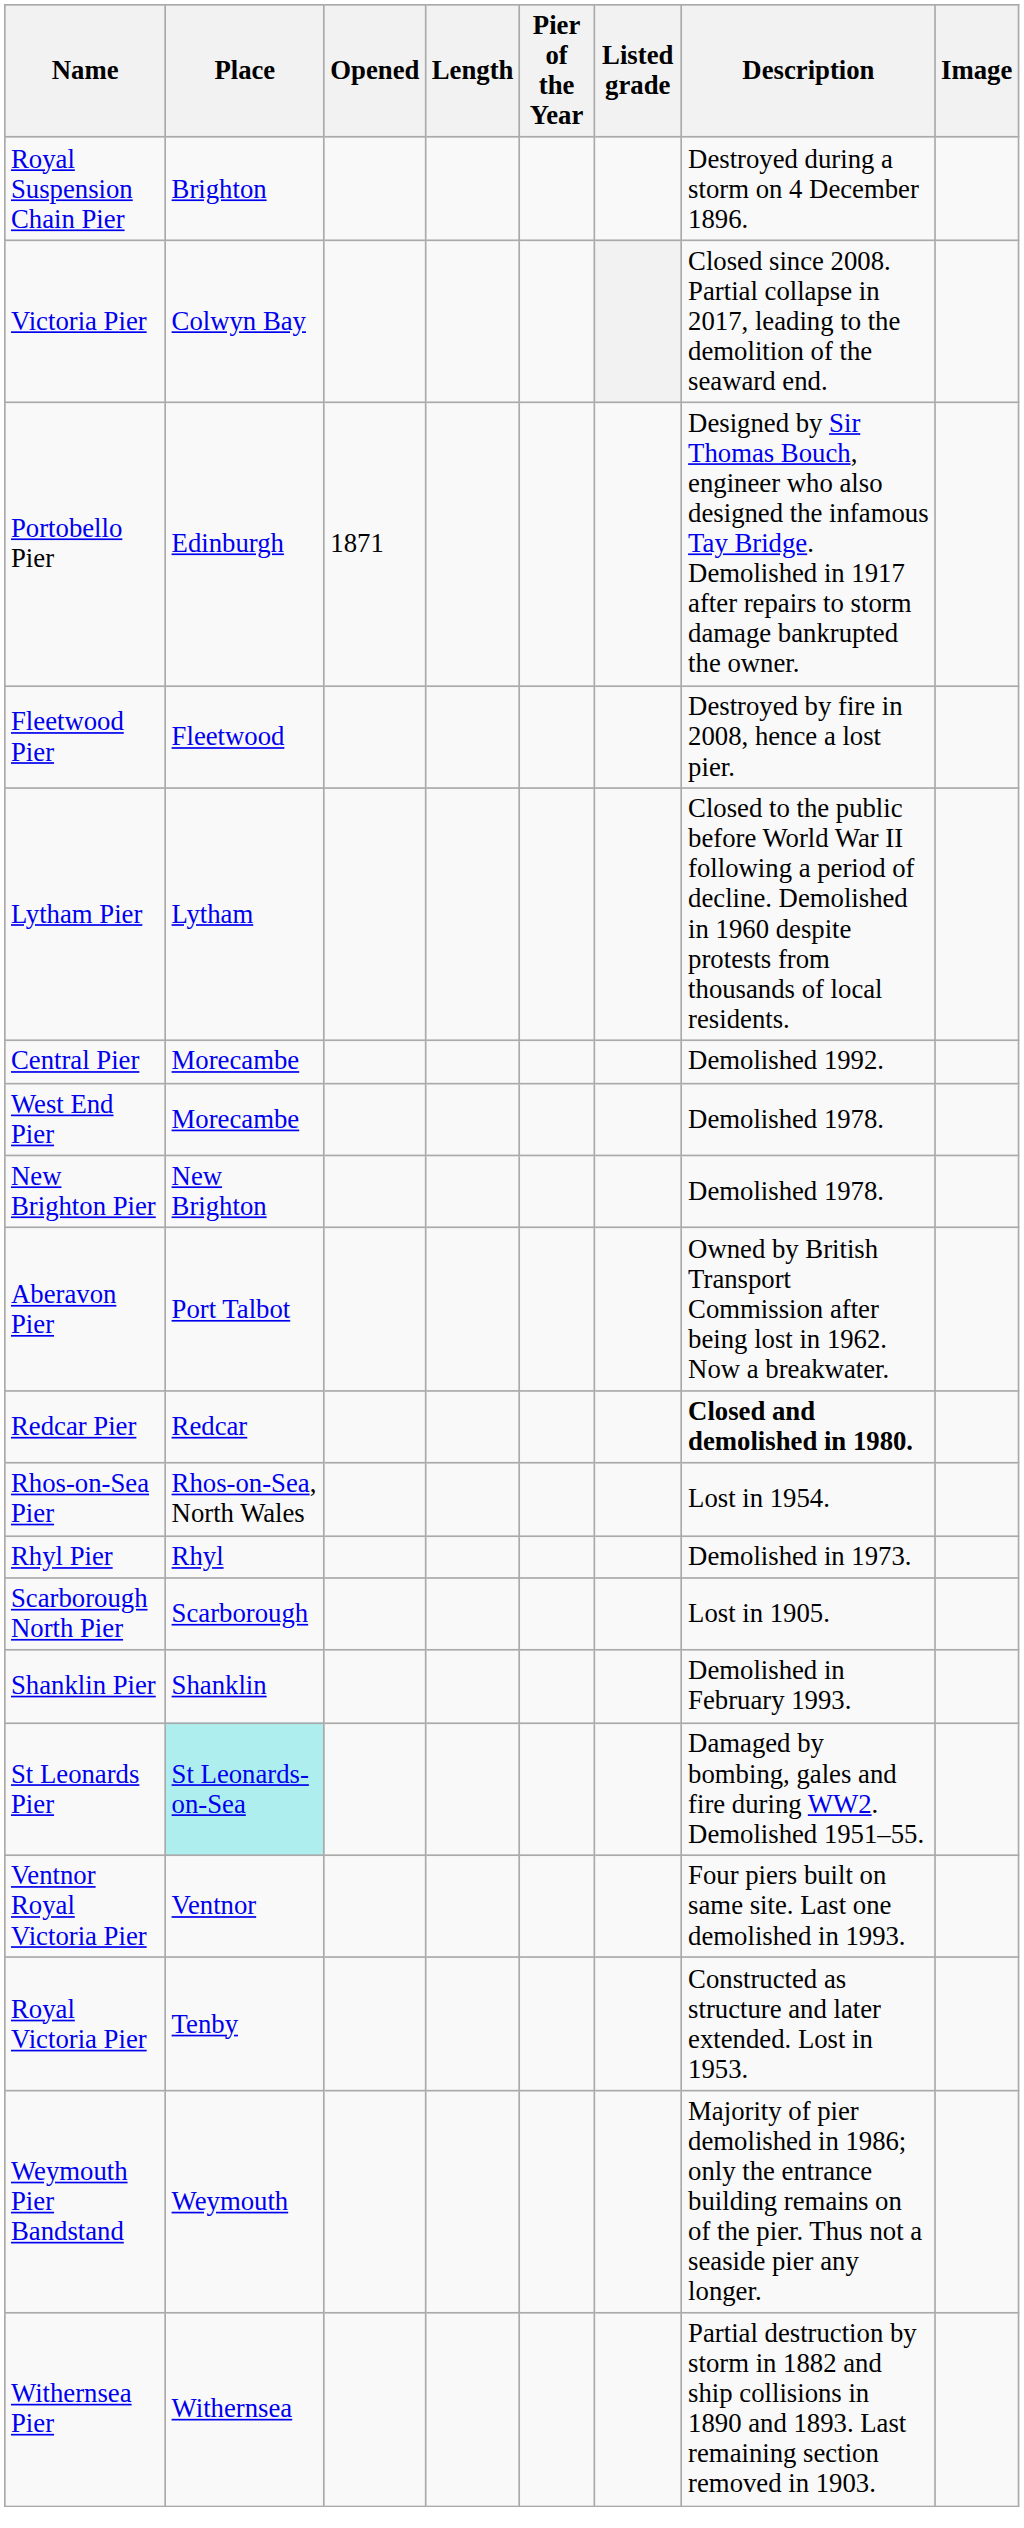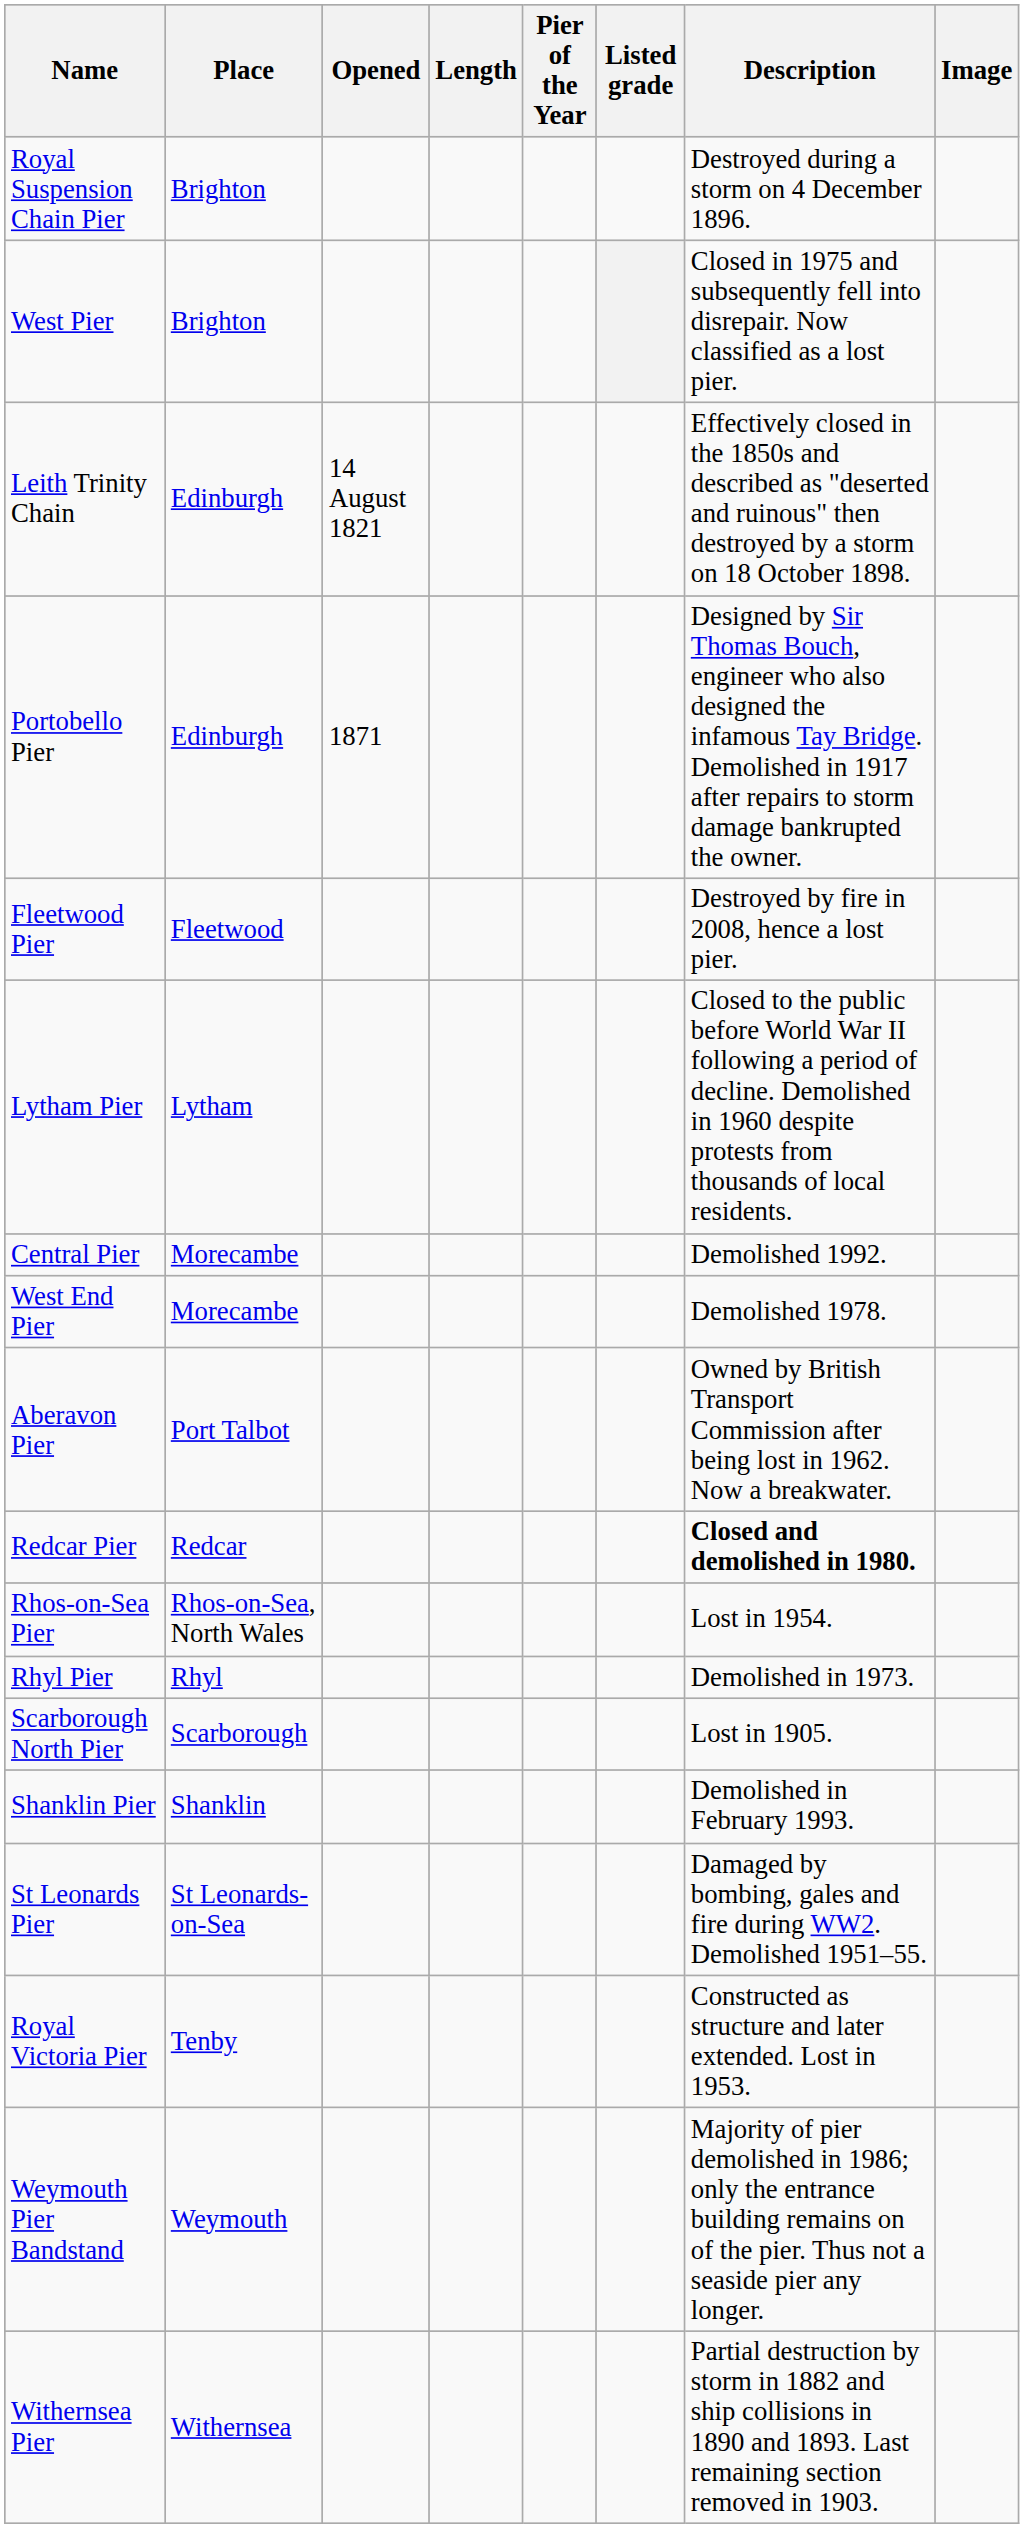+ row: (62, 320)
- row: (79, 320)
+ row: (79, 498)
- row: (83, 1191)
(240, 1788) paleturquoise background -> (239, 1908) no background
- row: (79, 1906)
